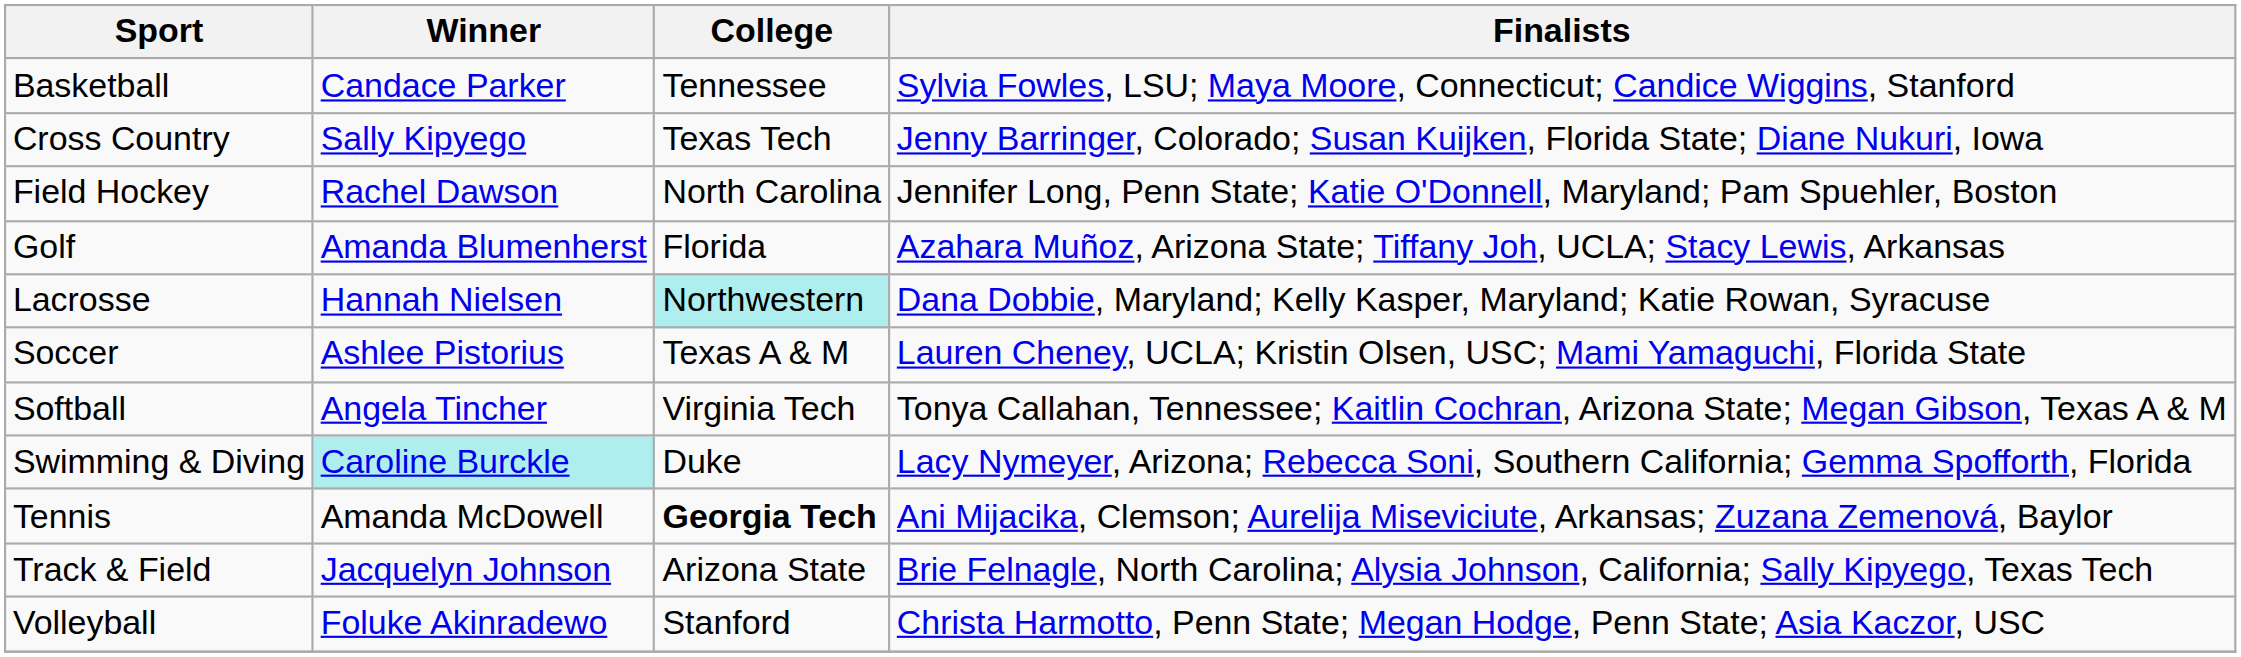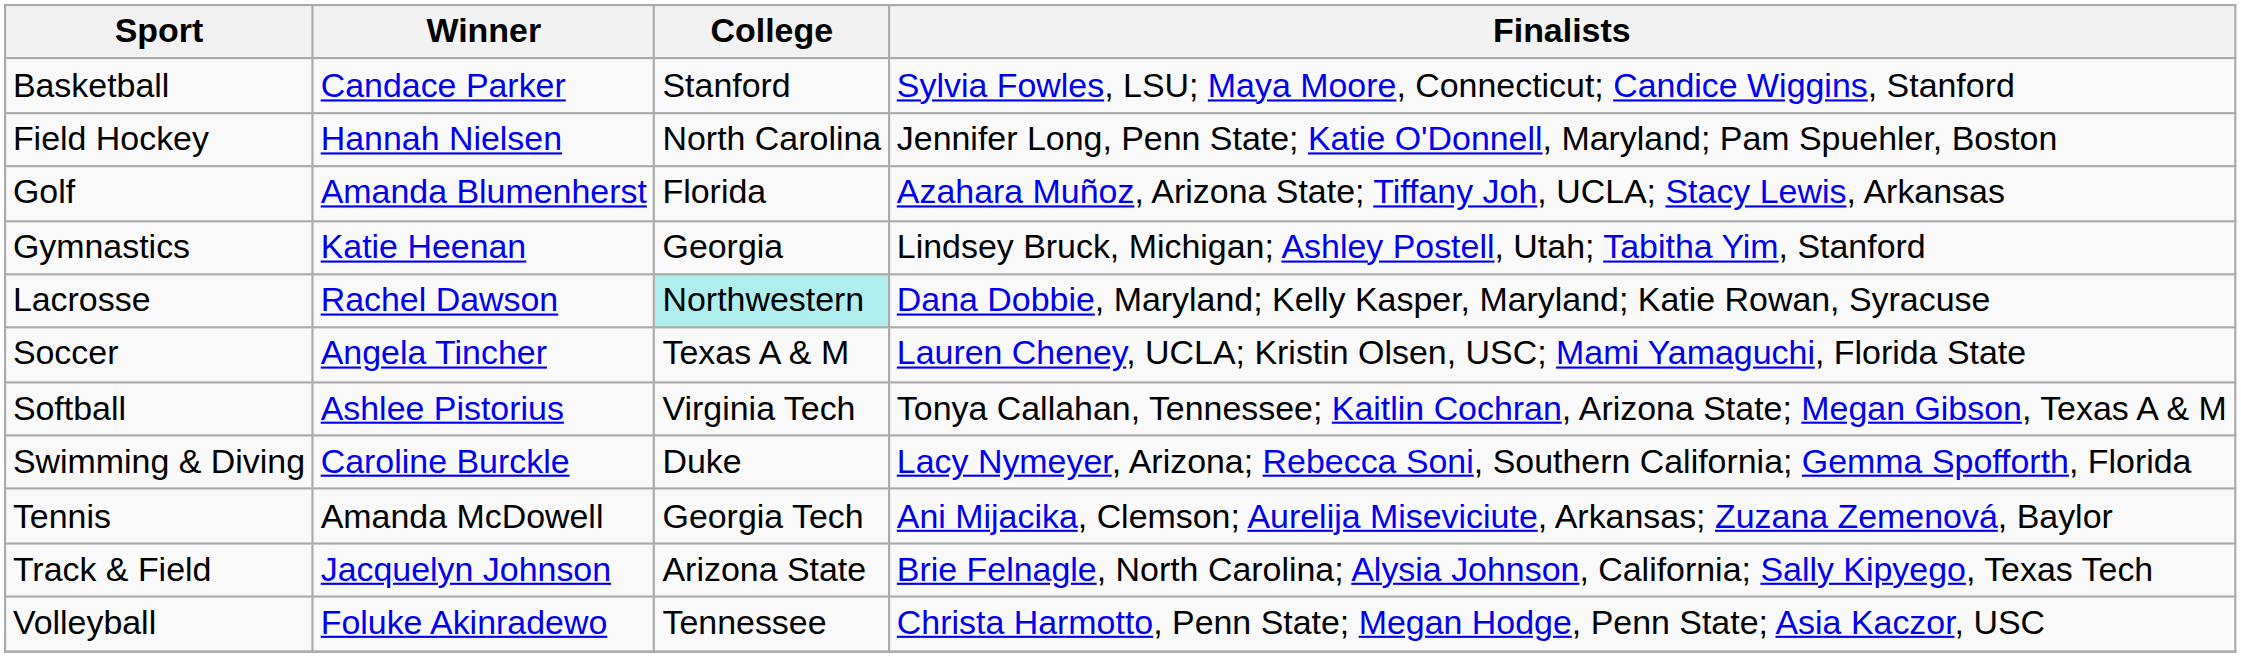(745, 85) Tennessee -> (727, 85) Stanford
- row: (121, 138)
(439, 192) Rachel Dawson -> (441, 138) Hannah Nielsen
+ row: (101, 246)
(441, 300) Hannah Nielsen -> (439, 300) Rachel Dawson
(442, 354) Ashlee Pistorius -> (434, 354) Angela Tincher
(434, 407) Angela Tincher -> (442, 407) Ashlee Pistorius
(445, 461) paleturquoise background -> (445, 461) no background
(770, 515) bold -> (763, 515) normal
(727, 623) Stanford -> (745, 623) Tennessee
